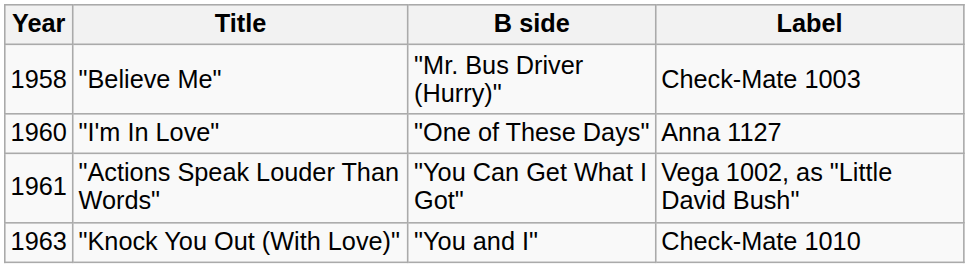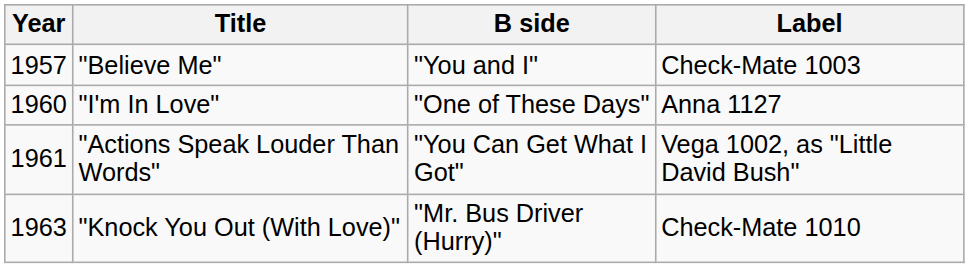(39, 78) 1958 -> (39, 64) 1957
(499, 78) "Mr. Bus Driver (Hurry)" -> (476, 64) "You and I"
(476, 241) "You and I" -> (499, 227) "Mr. Bus Driver (Hurry)"
